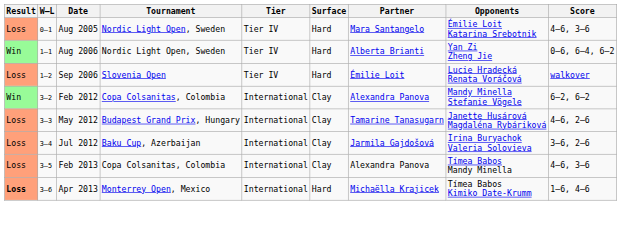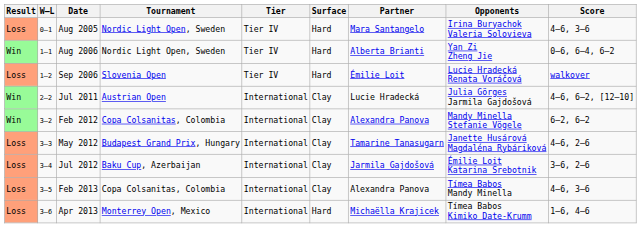(492, 29) Émilie Loit Katarina Srebotnik -> (490, 29) Irina Buryachok Valeria Solovieva
+ row: (78, 97)
(490, 143) Irina Buryachok Valeria Solovieva -> (492, 166) Émilie Loit Katarina Srebotnik
(16, 189) bold -> (16, 211) normal
